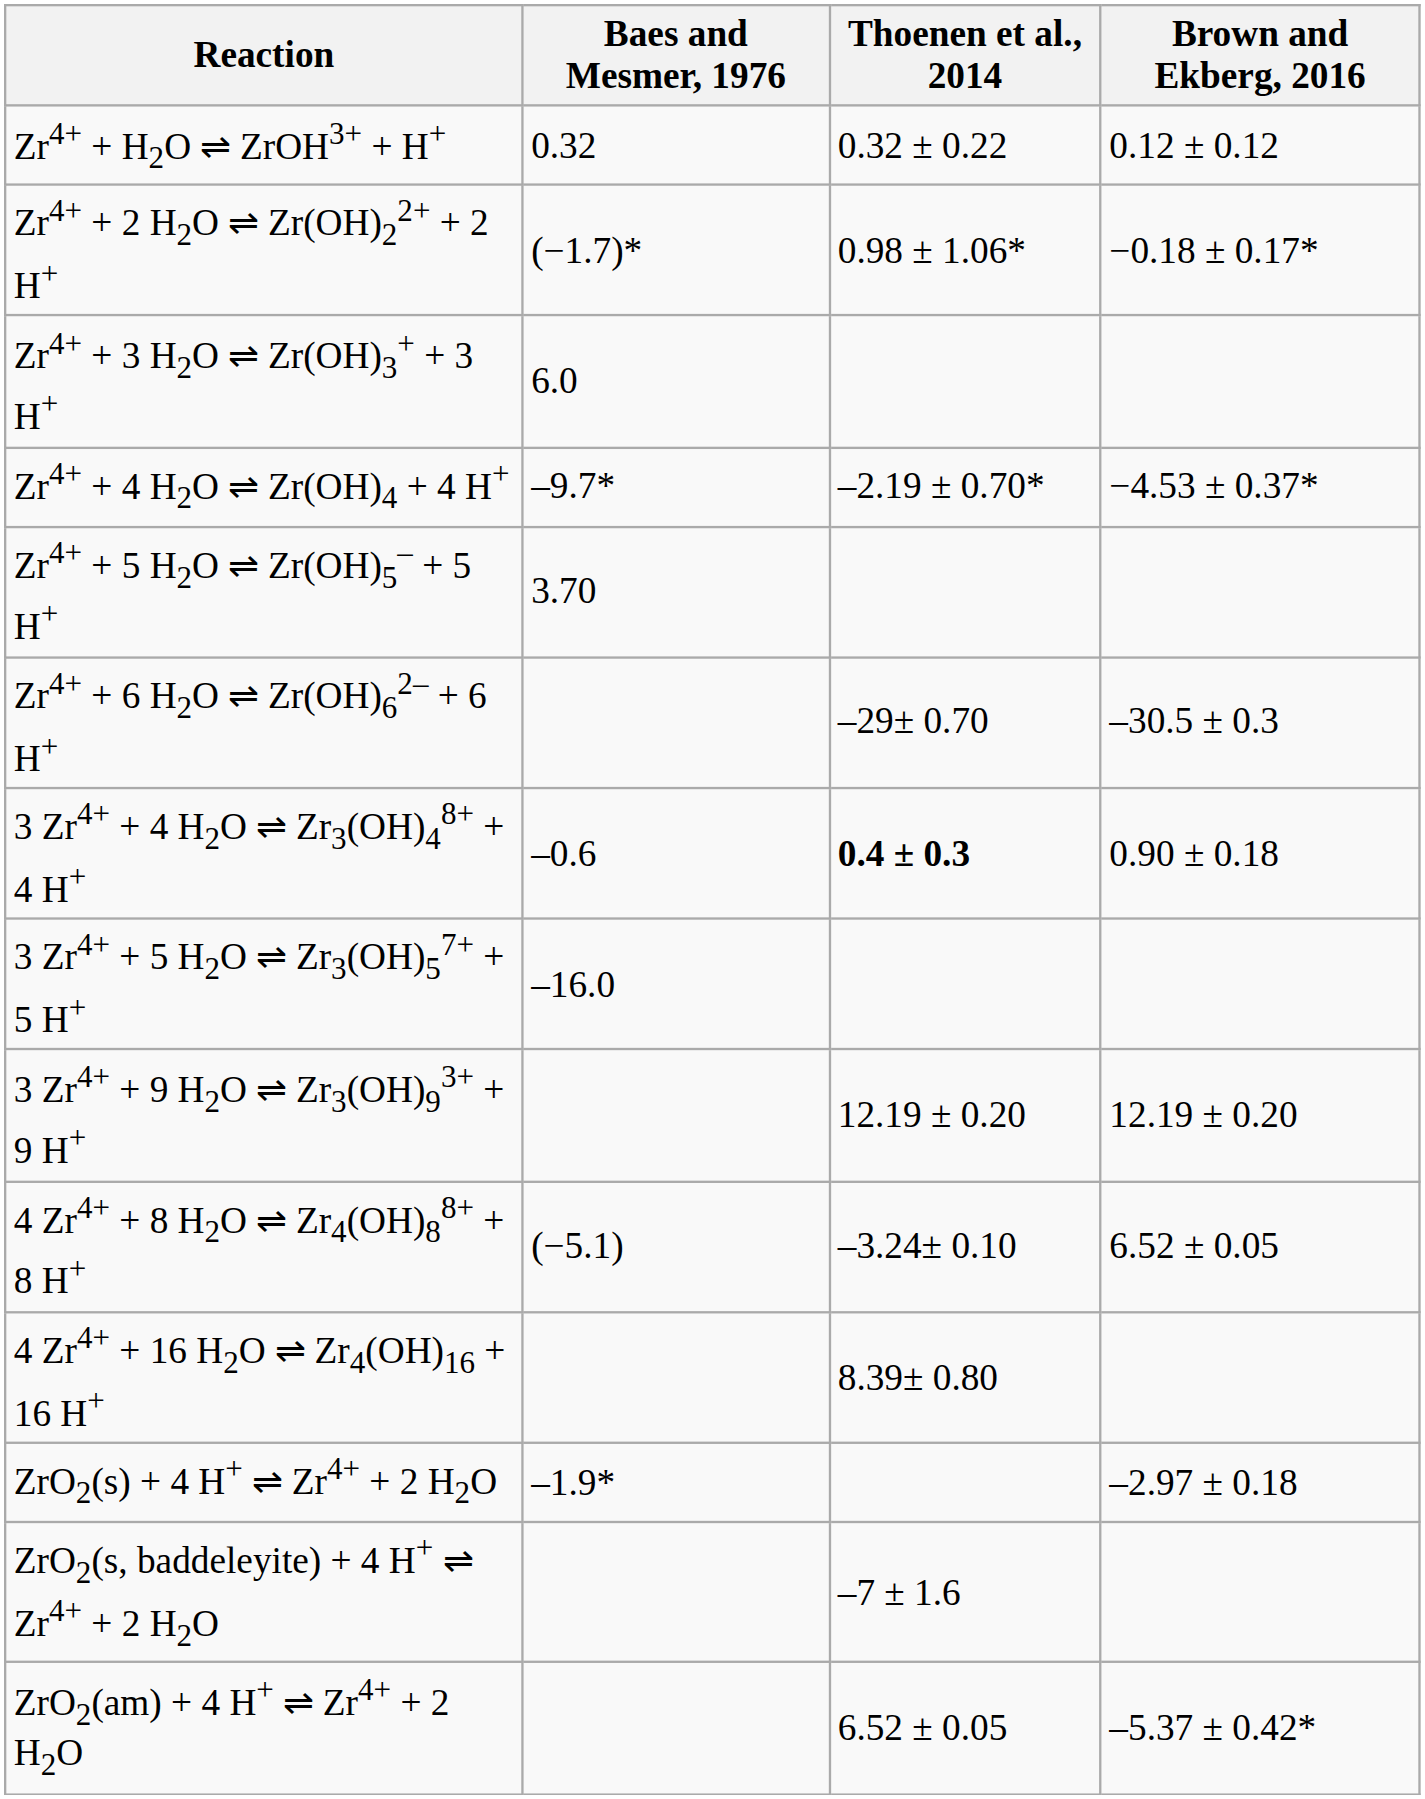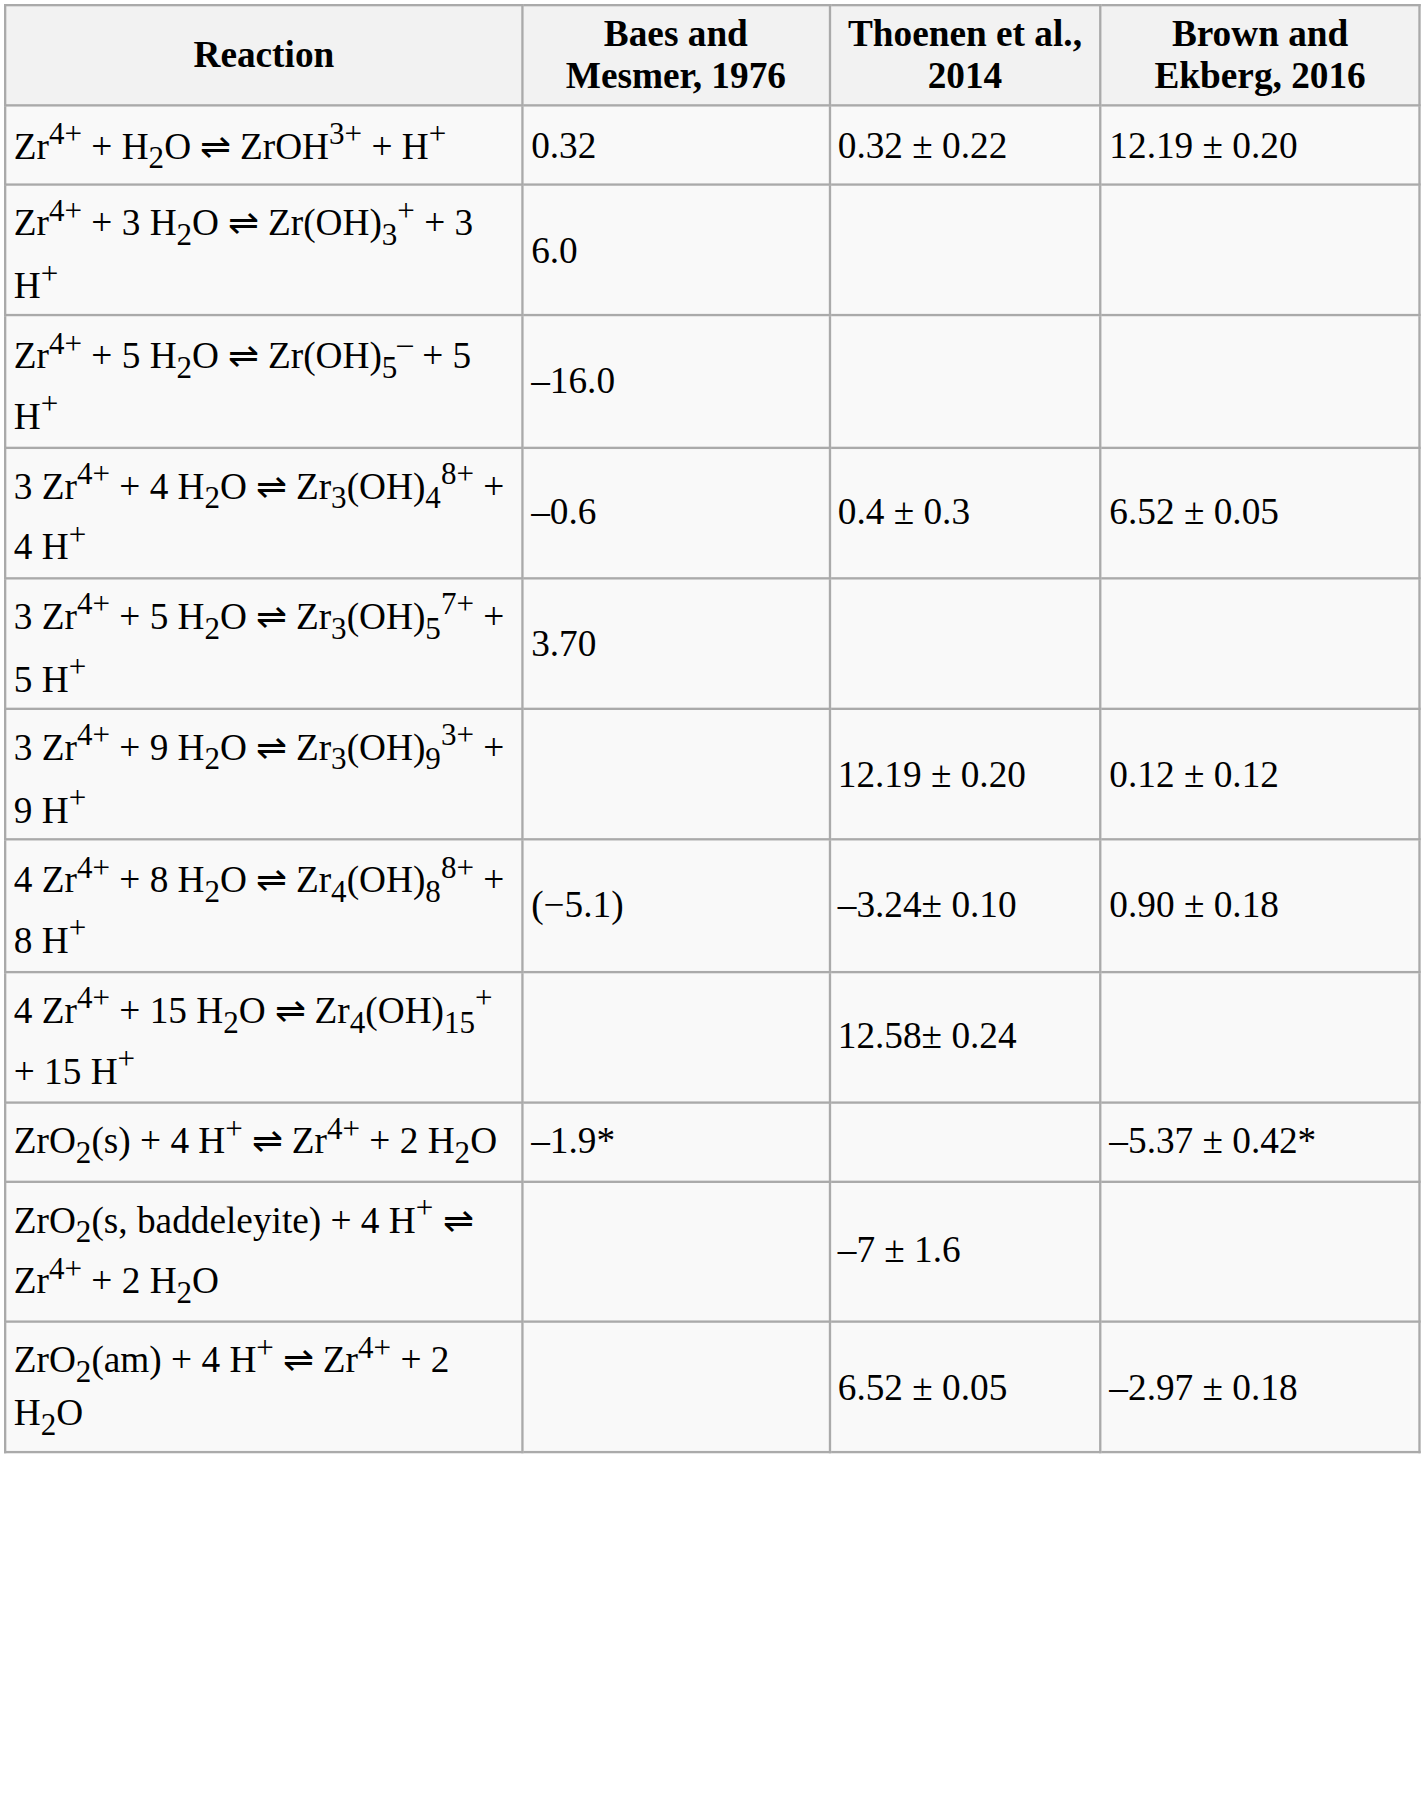(1194, 145) 0.12 ± 0.12 -> (1203, 145) 12.19 ± 0.20
- row: (251, 250)
- row: (262, 485)
(564, 590) 3.70 -> (573, 381) –16.0
- row: (250, 721)
(904, 852) bold -> (904, 512) normal
(1194, 852) 0.90 ± 0.18 -> (1194, 512) 6.52 ± 0.05
(573, 983) –16.0 -> (564, 642) 3.70
(1203, 1114) 12.19 ± 0.20 -> (1194, 773) 0.12 ± 0.12
(1194, 1245) 6.52 ± 0.05 -> (1194, 904) 0.90 ± 0.18
+ row: (253, 1035)
- row: (260, 1376)
(1203, 1481) –2.97 ± 0.18 -> (1213, 1140) –5.37 ± 0.42*
(1213, 1727) –5.37 ± 0.42* -> (1203, 1386) –2.97 ± 0.18
